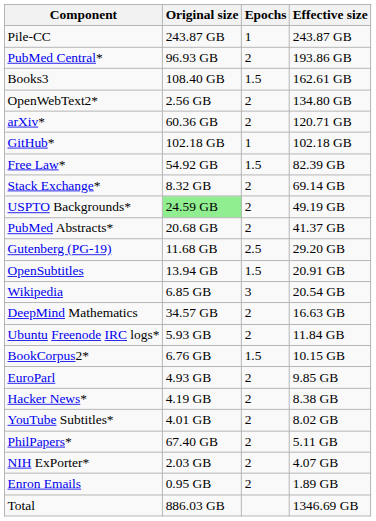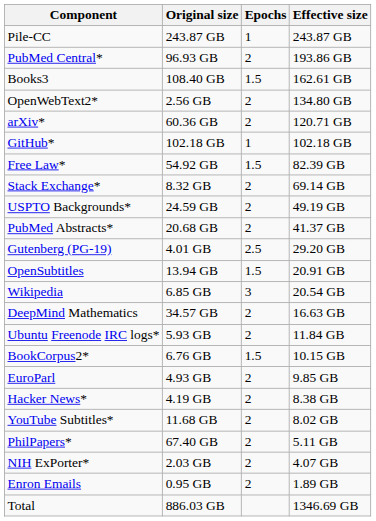(192, 206) lightgreen background -> (192, 206) no background
(192, 249) 11.68 GB -> (188, 249) 4.01 GB
(188, 420) 4.01 GB -> (192, 420) 11.68 GB
